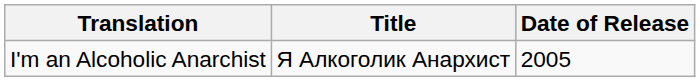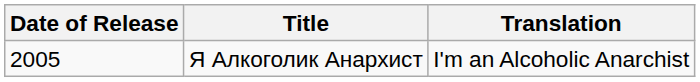columns swapped: (605, 23) <-> (138, 23)
